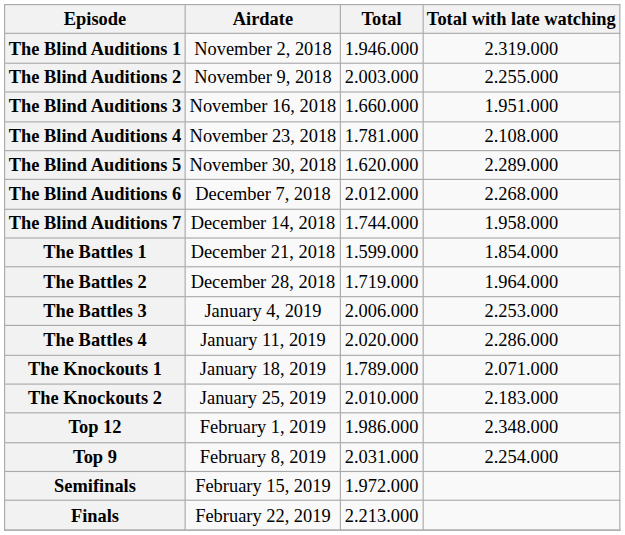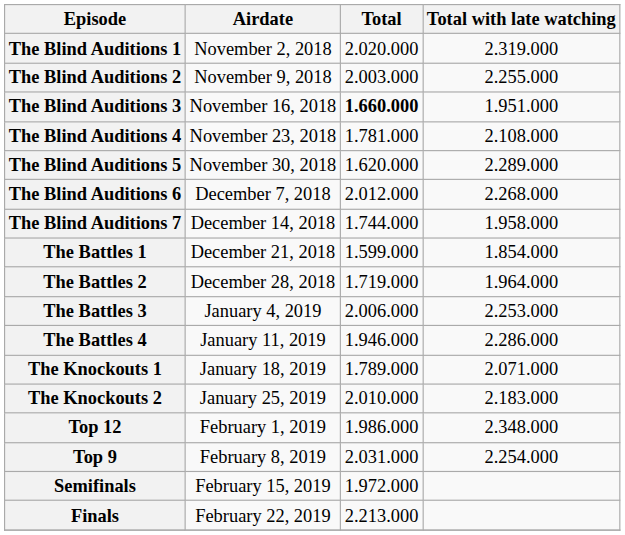(382, 48) 1.946.000 -> (382, 48) 2.020.000
(382, 106) normal -> (382, 106) bold
(382, 340) 2.020.000 -> (382, 340) 1.946.000
